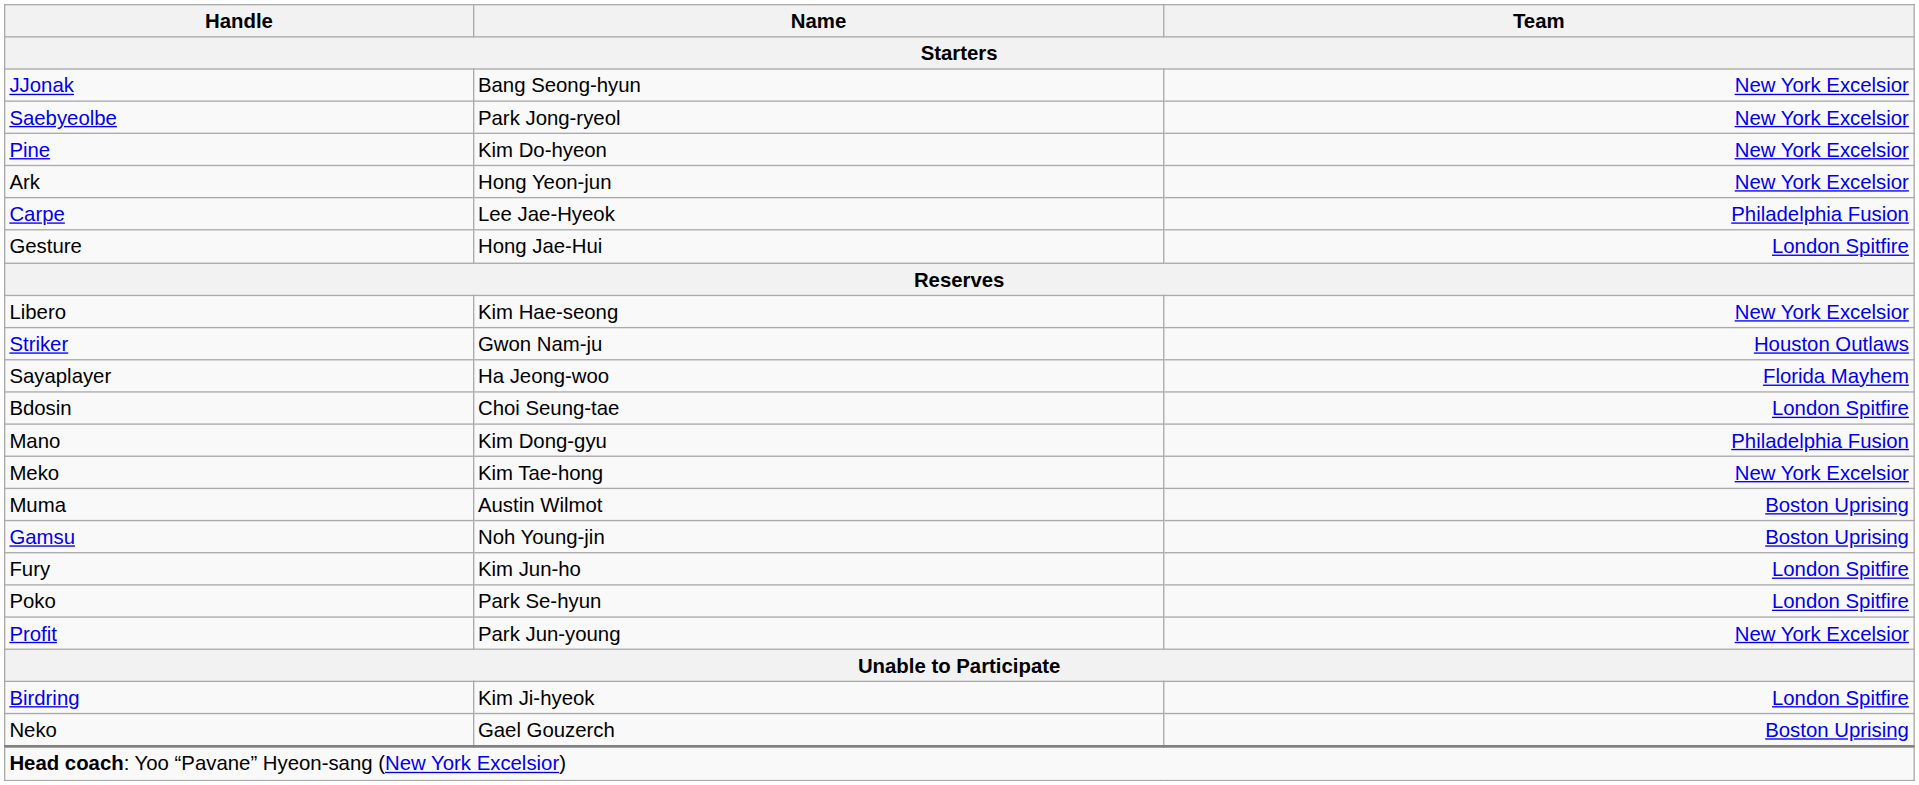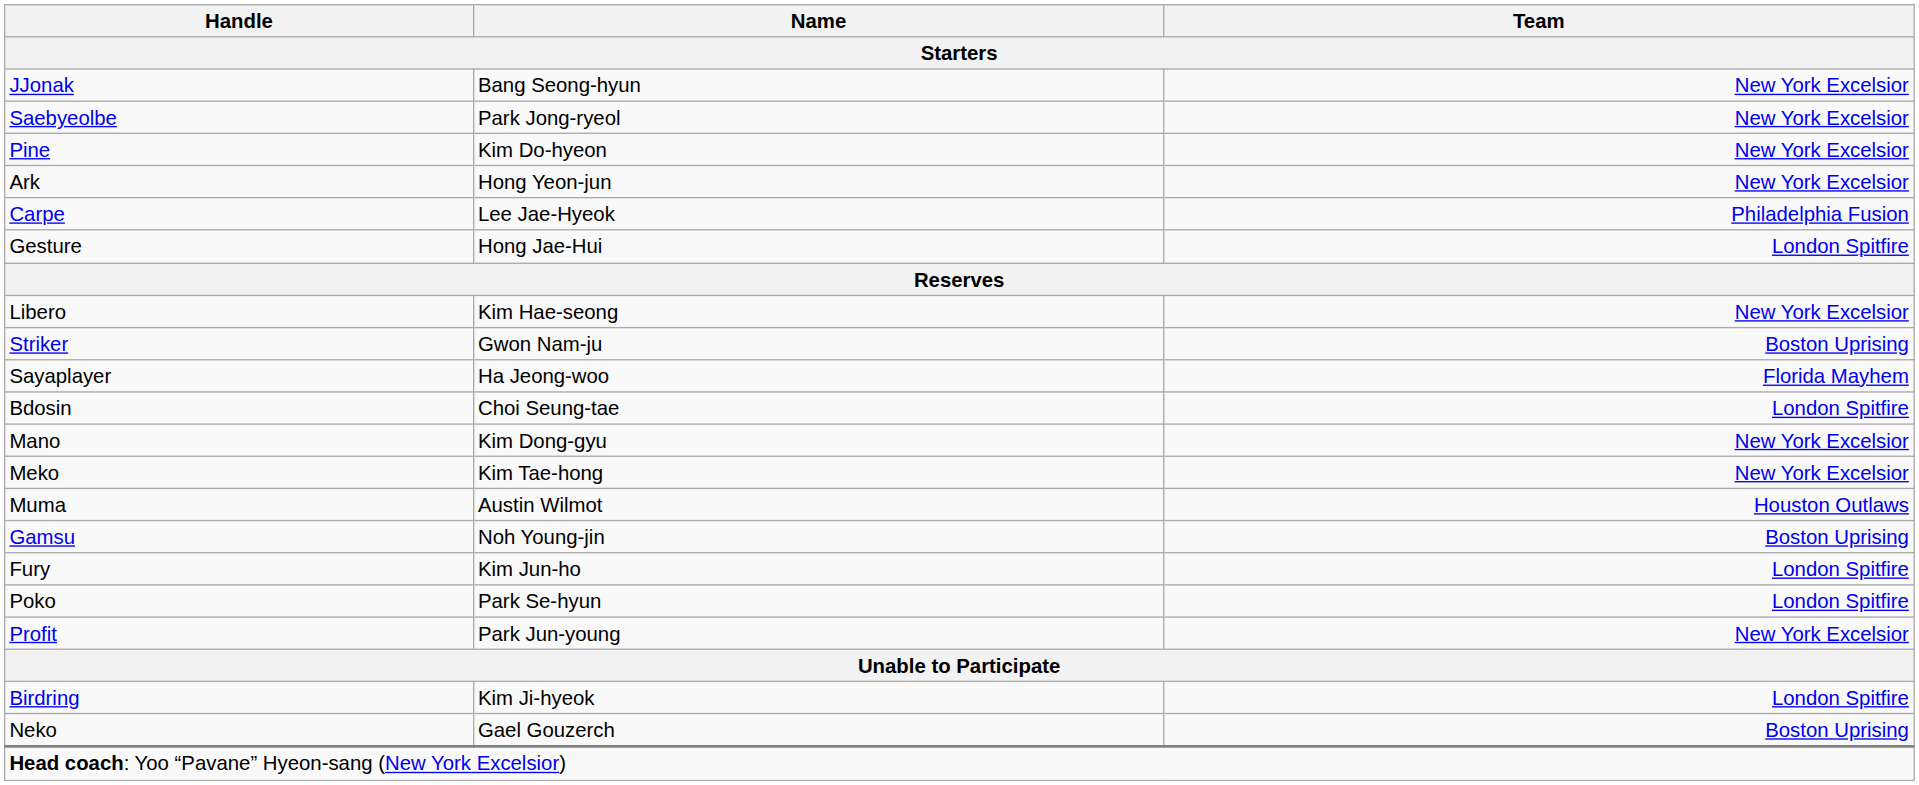(1831, 343) Houston Outlaws -> (1837, 343) Boston Uprising
(1820, 440) Philadelphia Fusion -> (1822, 440) New York Excelsior
(1837, 505) Boston Uprising -> (1831, 505) Houston Outlaws
